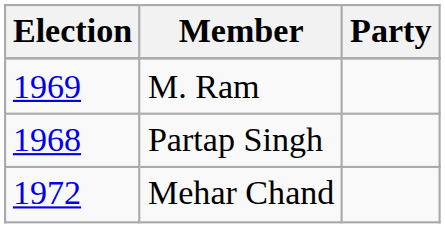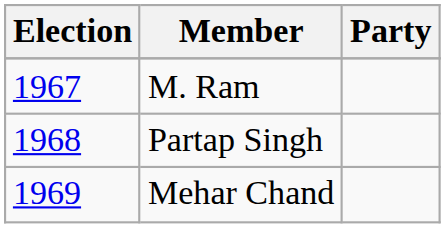(47, 85) 1969 -> (47, 85) 1967
(47, 193) 1972 -> (47, 193) 1969
